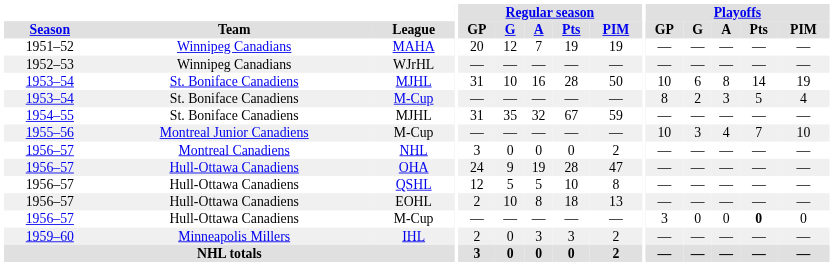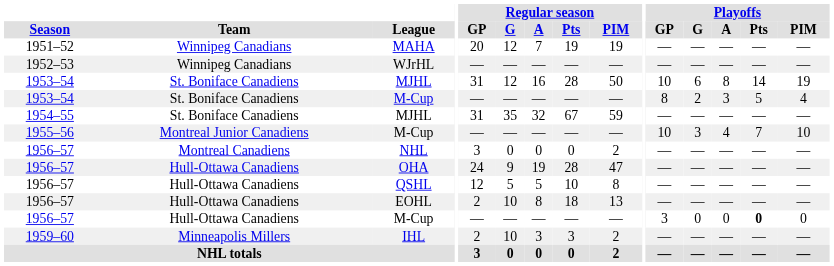(510, 81) 10 -> (510, 81) 12
(510, 236) 0 -> (510, 236) 10
